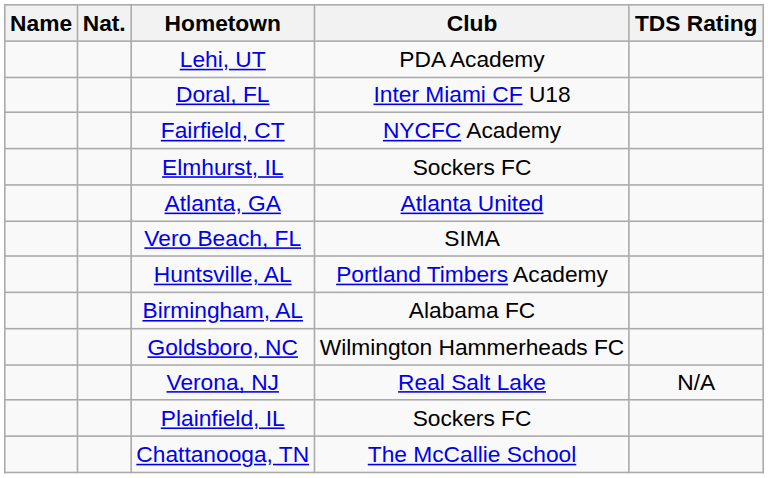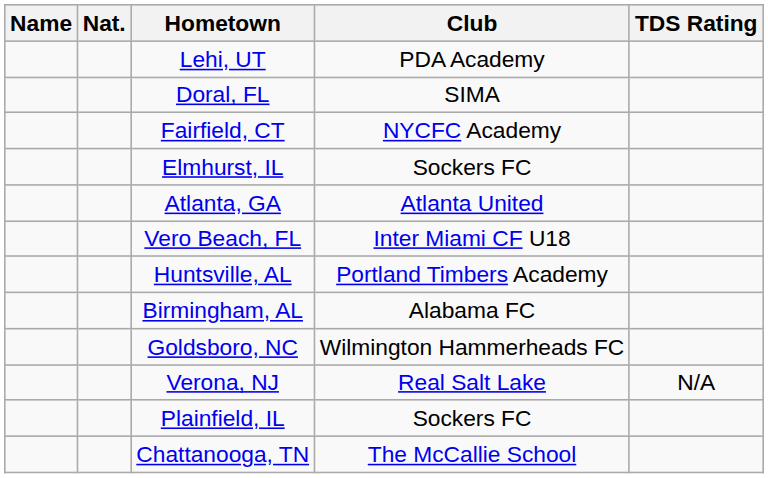(472, 95) Inter Miami CF U18 -> (472, 95) SIMA
(472, 239) SIMA -> (472, 239) Inter Miami CF U18
